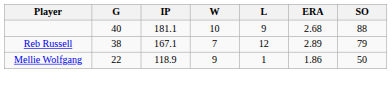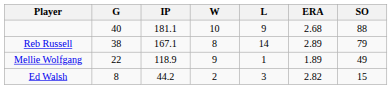(215, 44) 7 -> (215, 44) 8
(264, 44) 12 -> (264, 44) 14
(313, 60) 1.86 -> (313, 60) 1.89
(362, 60) 50 -> (362, 60) 49
+ row: (48, 76)
